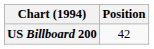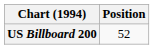(124, 34) 42 -> (124, 34) 52
